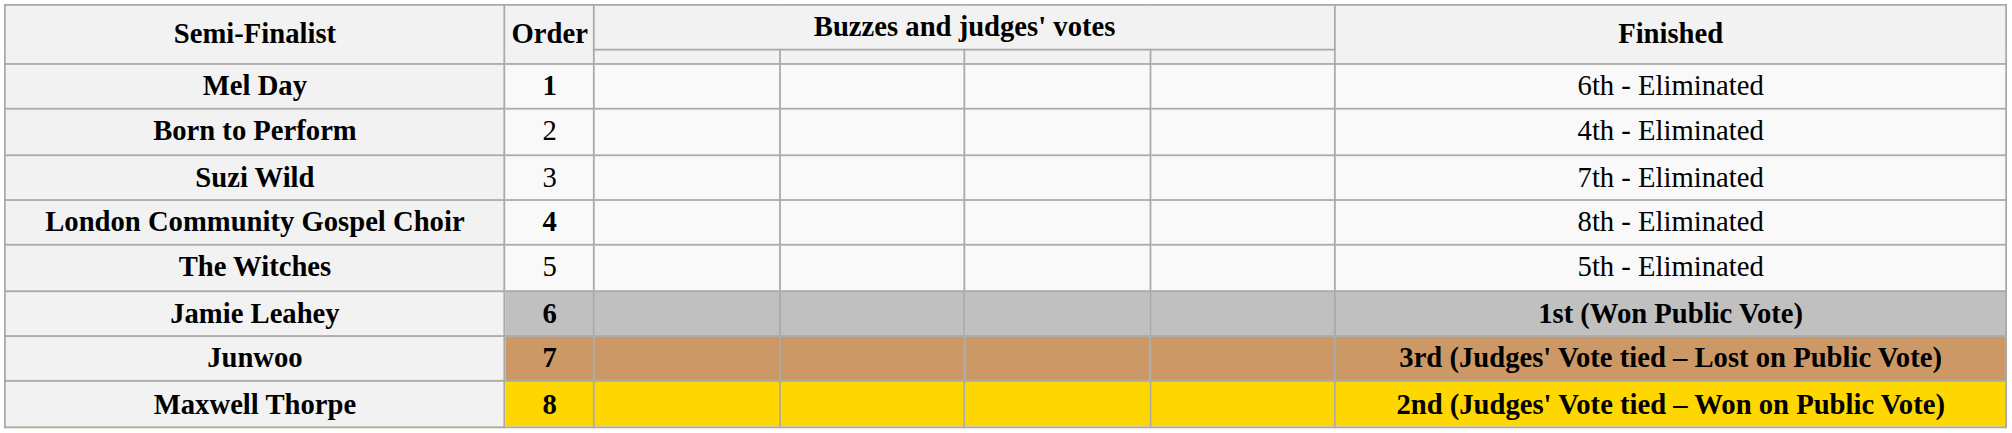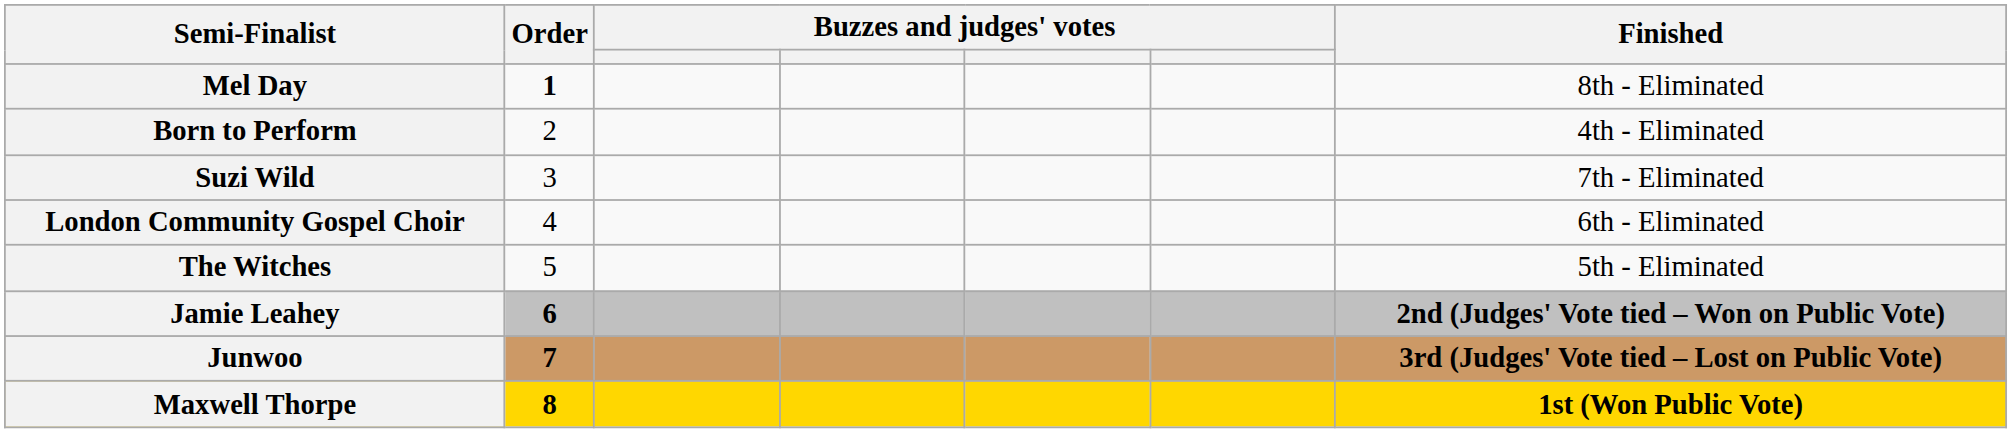(1671, 85) 6th - Eliminated -> (1671, 85) 8th - Eliminated
(550, 222) bold -> (550, 222) normal
(1671, 222) 8th - Eliminated -> (1671, 222) 6th - Eliminated
(1671, 312) 1st (Won Public Vote) -> (1671, 312) 2nd (Judges' Vote tied – Won on Public Vote)
(1671, 403) 2nd (Judges' Vote tied – Won on Public Vote) -> (1671, 403) 1st (Won Public Vote)
